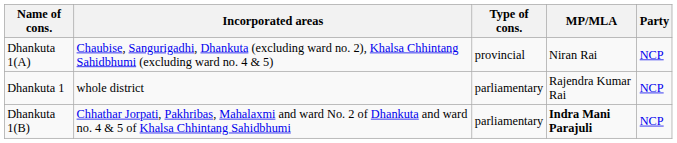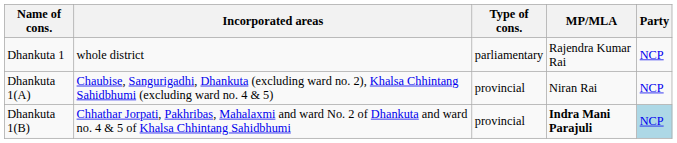rows swapped: (36, 87) <-> (31, 54)
(509, 121) parliamentary -> (500, 121) provincial
(652, 121) no background -> (652, 121) lightblue background
